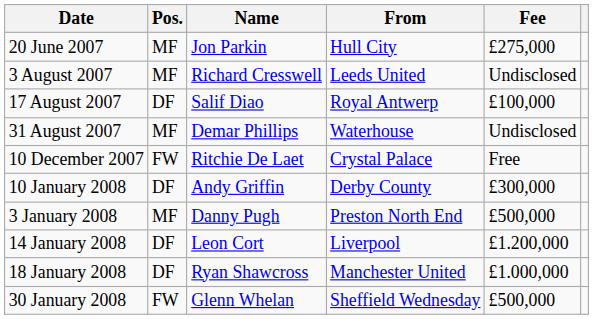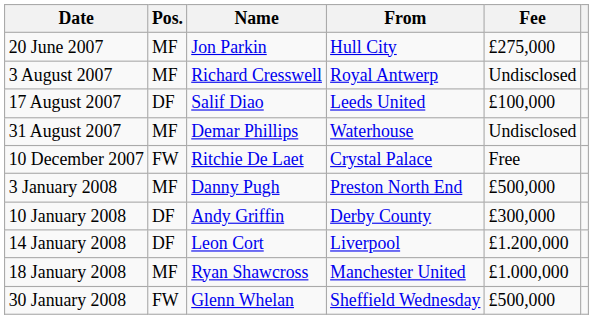(378, 74) Leeds United -> (384, 74) Royal Antwerp
(384, 103) Royal Antwerp -> (378, 103) Leeds United
rows swapped: (63, 215) <-> (67, 187)
(163, 272) DF -> (165, 272) MF
